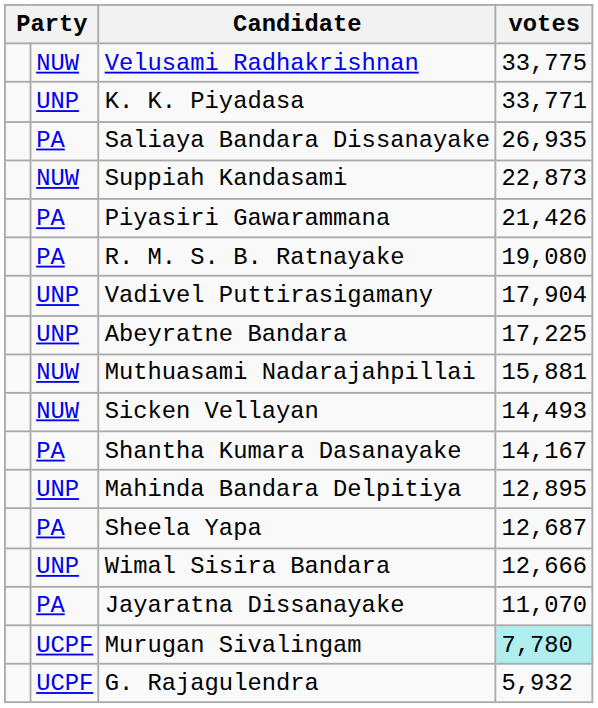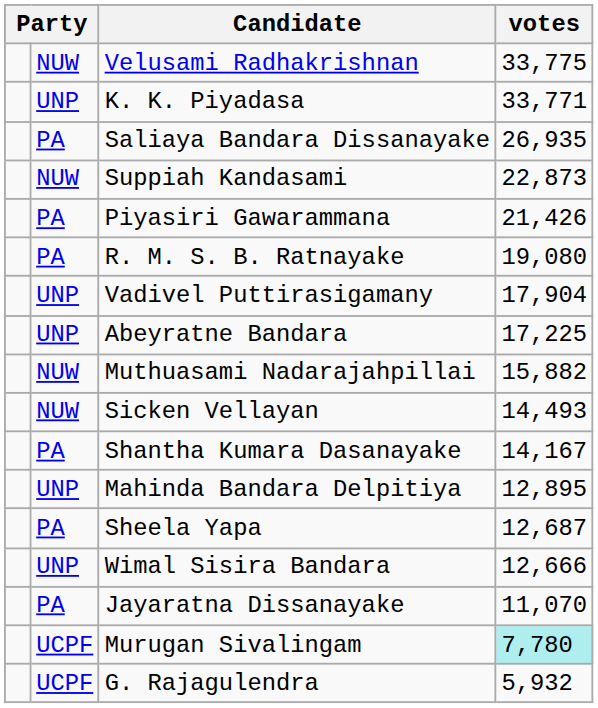(544, 373) 15,881 -> (544, 373) 15,882
